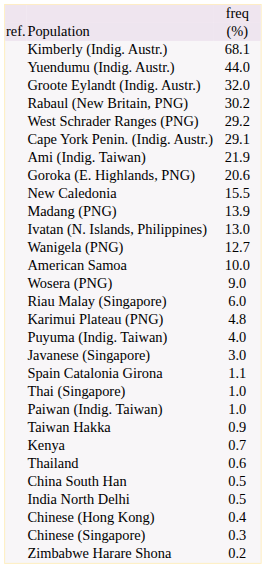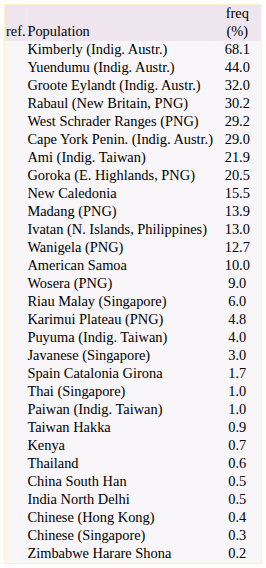(237, 139) 29.1 -> (237, 139) 29.0
(237, 175) 20.6 -> (237, 175) 20.5
(237, 373) 1.1 -> (237, 373) 1.7
